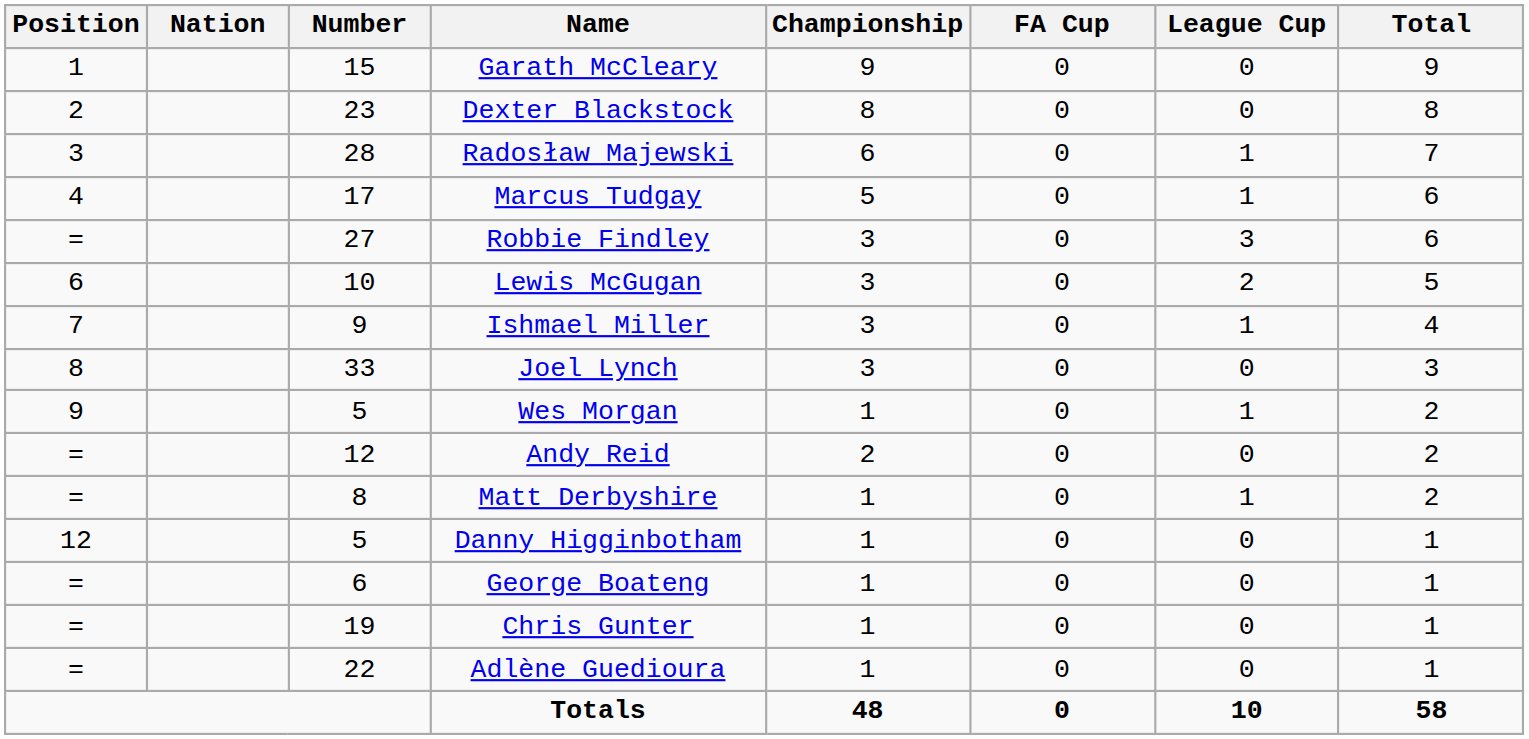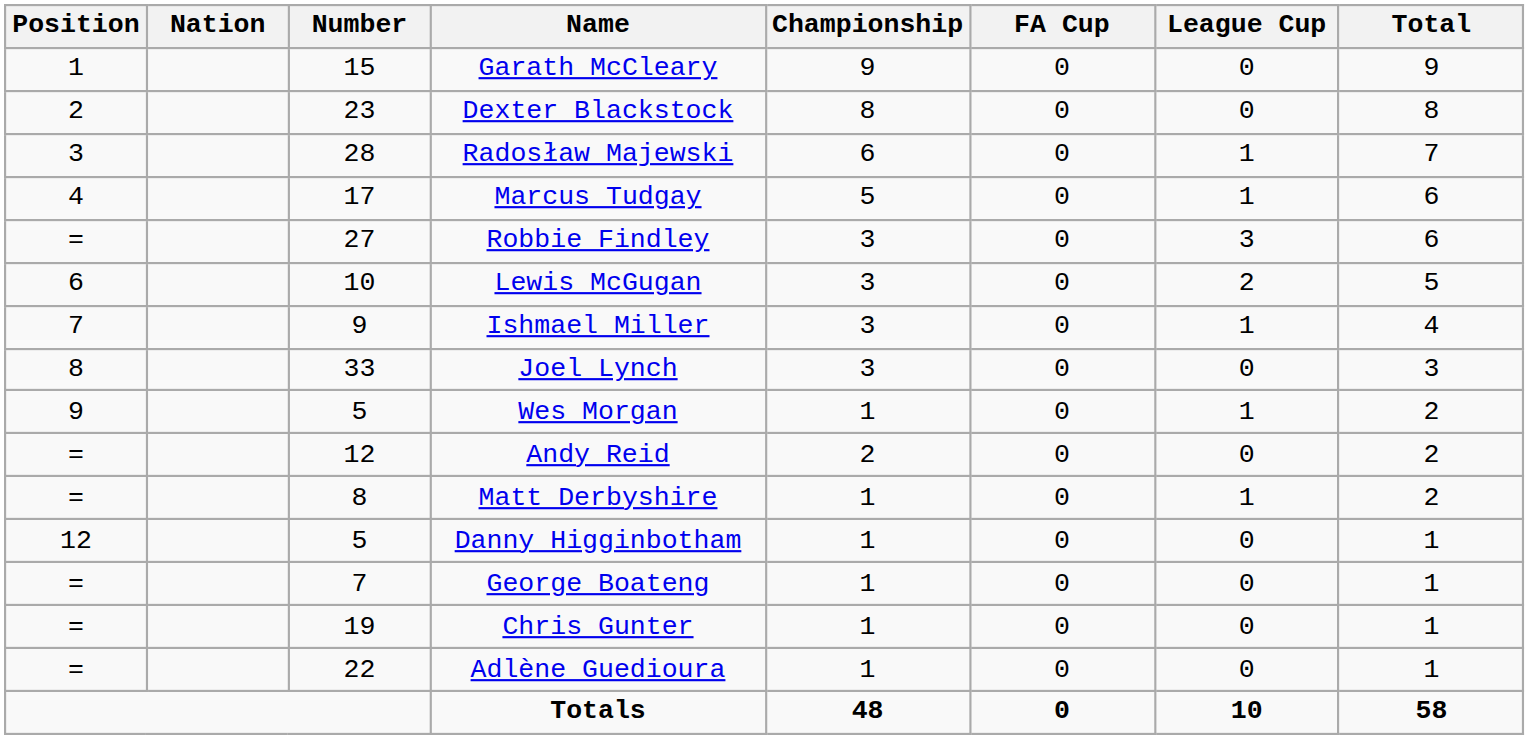(359, 584) 6 -> (359, 584) 7
